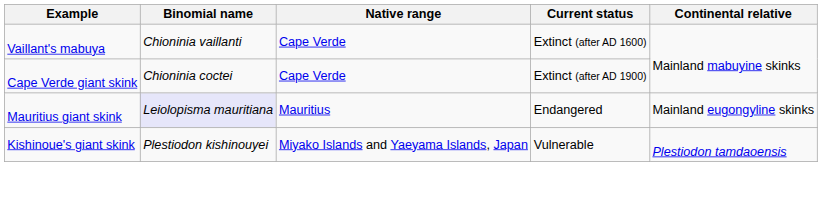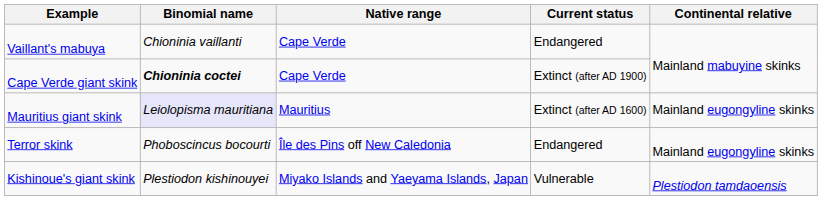(590, 41) Extinct (after AD 1600) -> (568, 41) Endangered
(188, 75) normal -> (192, 75) bold
(568, 110) Endangered -> (590, 110) Extinct (after AD 1600)
+ row: (40, 144)
